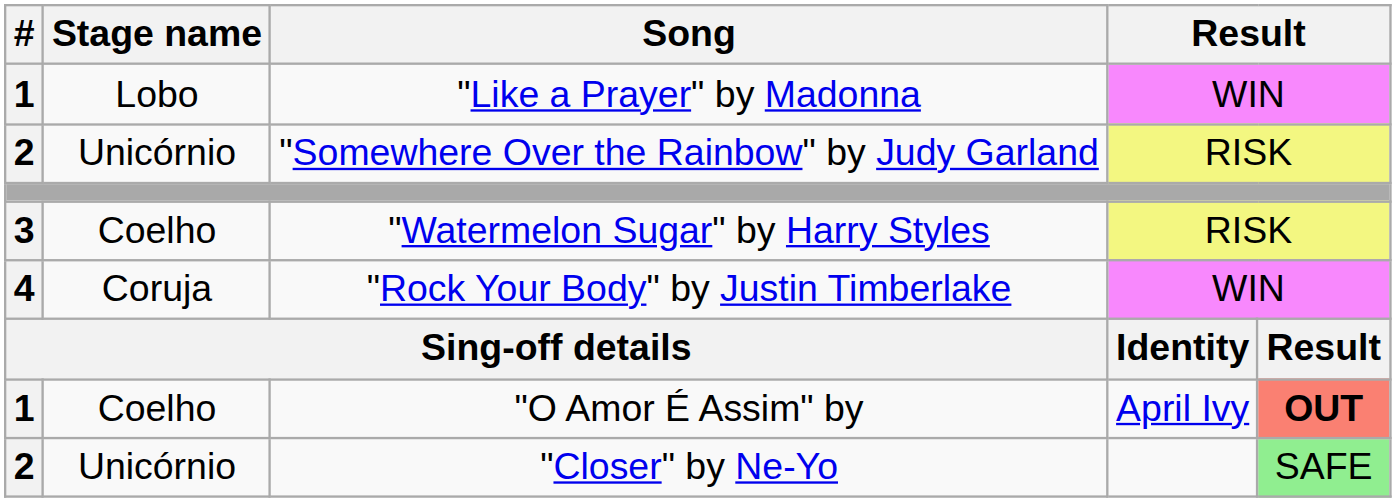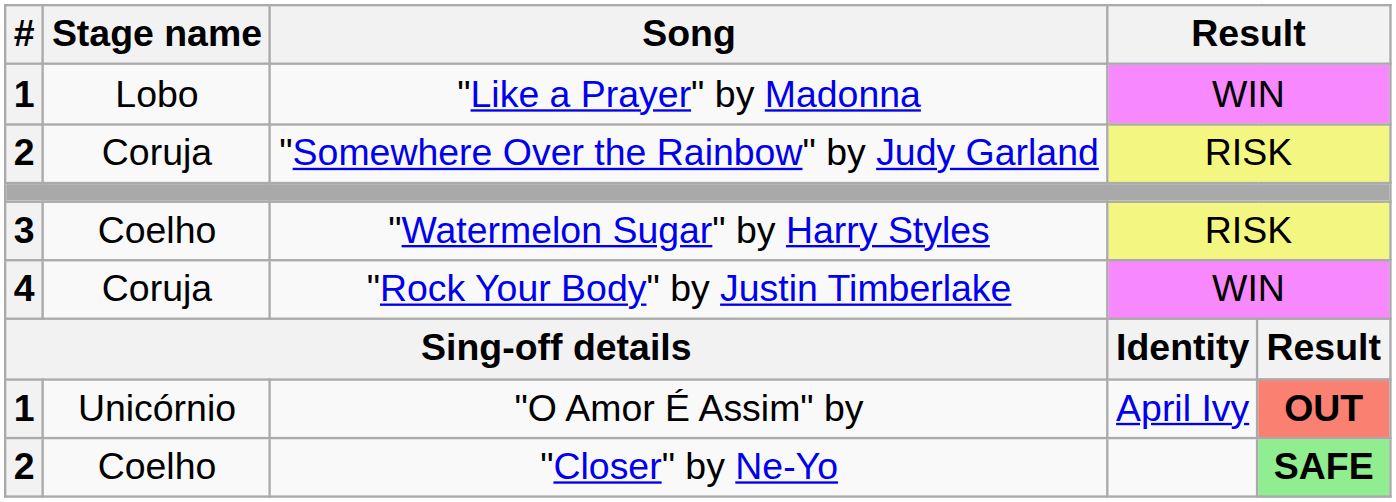(157, 152) Unicórnio -> (157, 152) Coruja
(157, 407) Coelho -> (157, 407) Unicórnio
(157, 467) Unicórnio -> (157, 467) Coelho
(1324, 467) normal -> (1324, 467) bold
